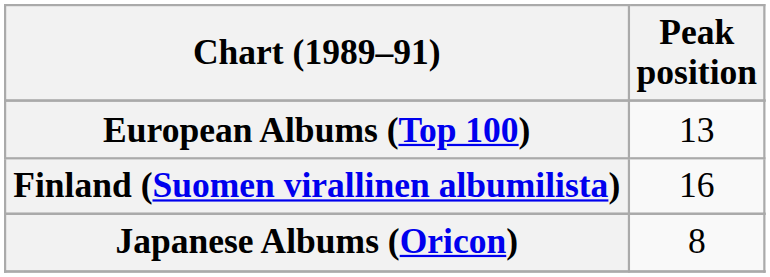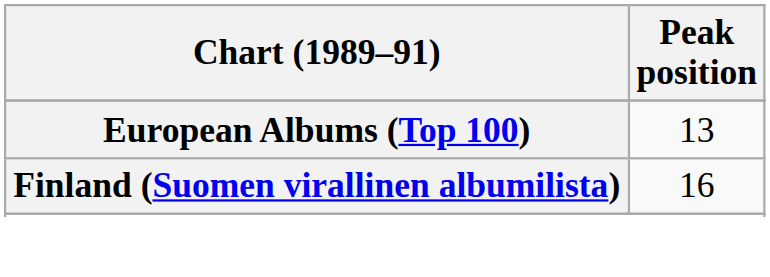- row: (317, 241)
